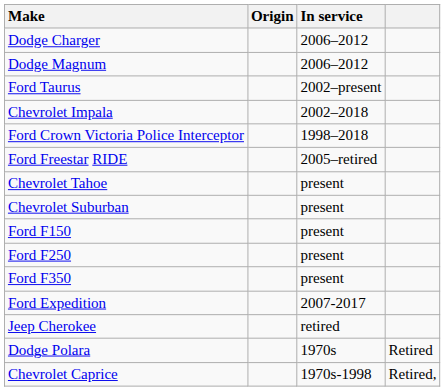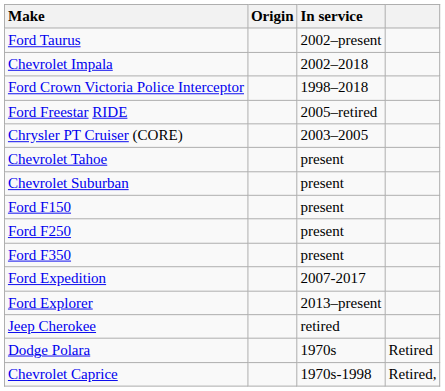- row: (54, 40)
- row: (57, 64)
+ row: (95, 135)
+ row: (50, 302)
